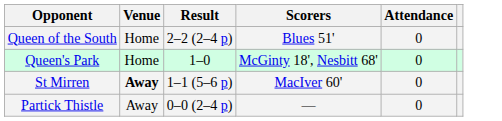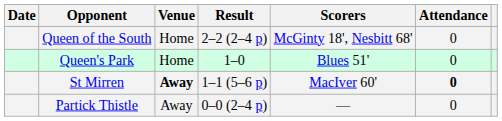+ column: (22, 15)
(308, 37) Blues 51' -> (343, 37) McGinty 18', Nesbitt 68'
(308, 60) McGinty 18', Nesbitt 68' -> (343, 60) Blues 51'
(419, 82) normal -> (453, 82) bold
